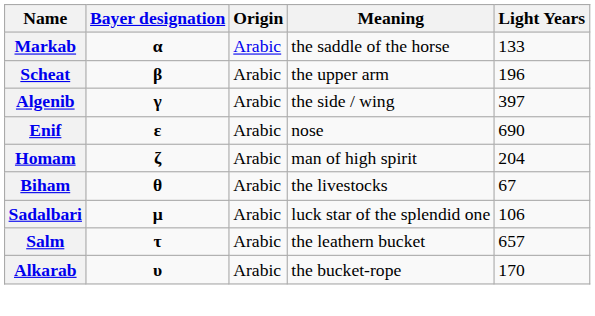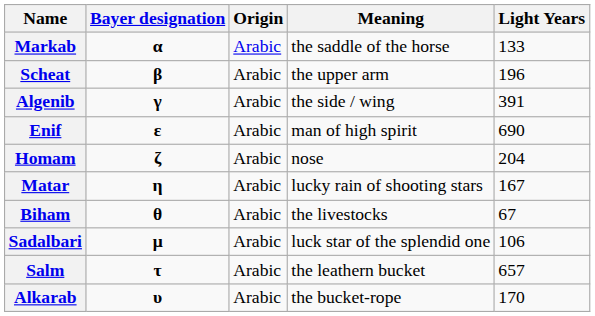(512, 102) 397 -> (512, 102) 391
(307, 130) nose -> (354, 130) man of high spirit
(354, 158) man of high spirit -> (307, 158) nose
+ row: (45, 185)
